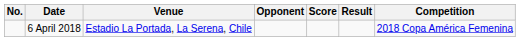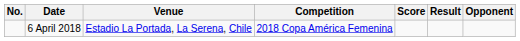columns swapped: (280, 12) <-> (445, 12)
